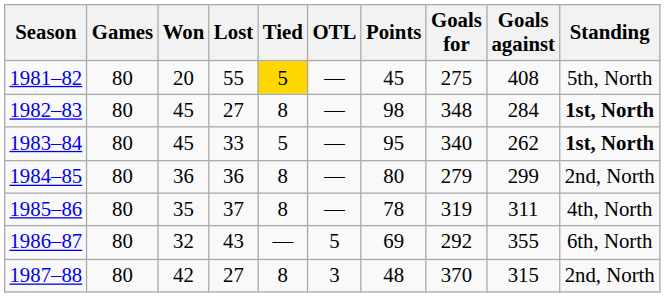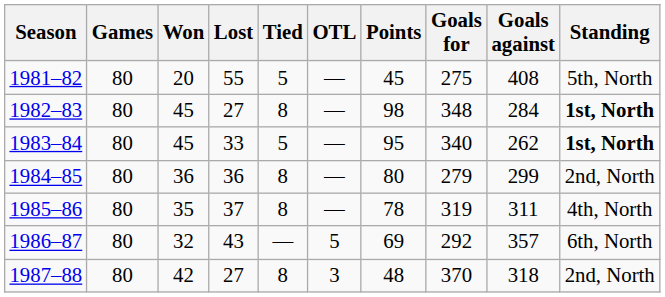(283, 77) gold background -> (283, 77) no background
(523, 242) 355 -> (523, 242) 357
(523, 275) 315 -> (523, 275) 318
